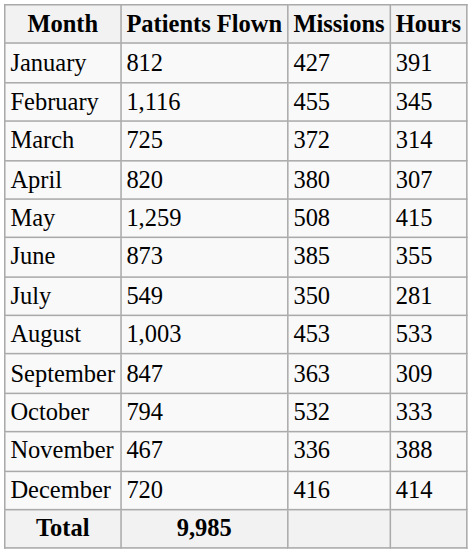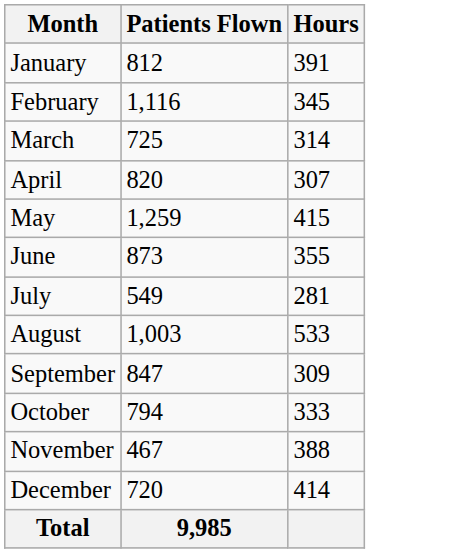- column: (339, 23)
